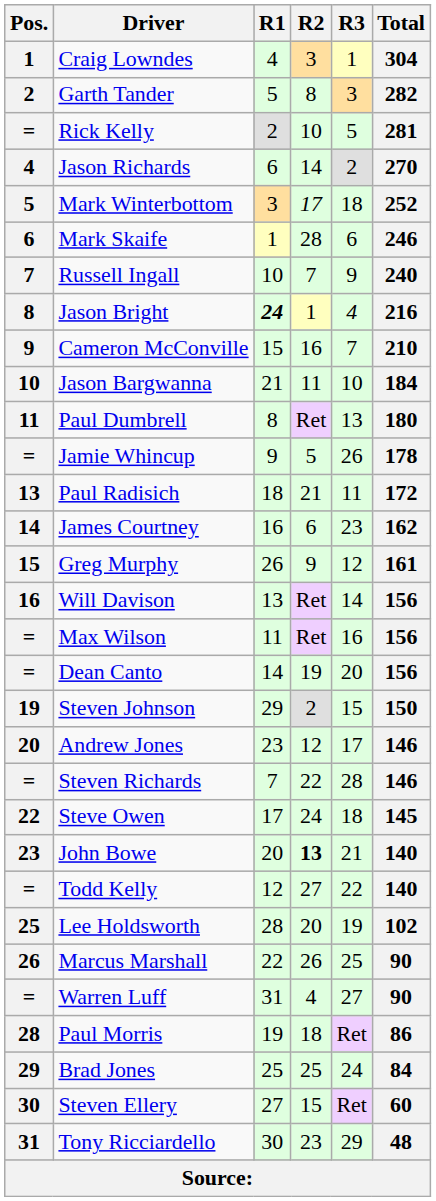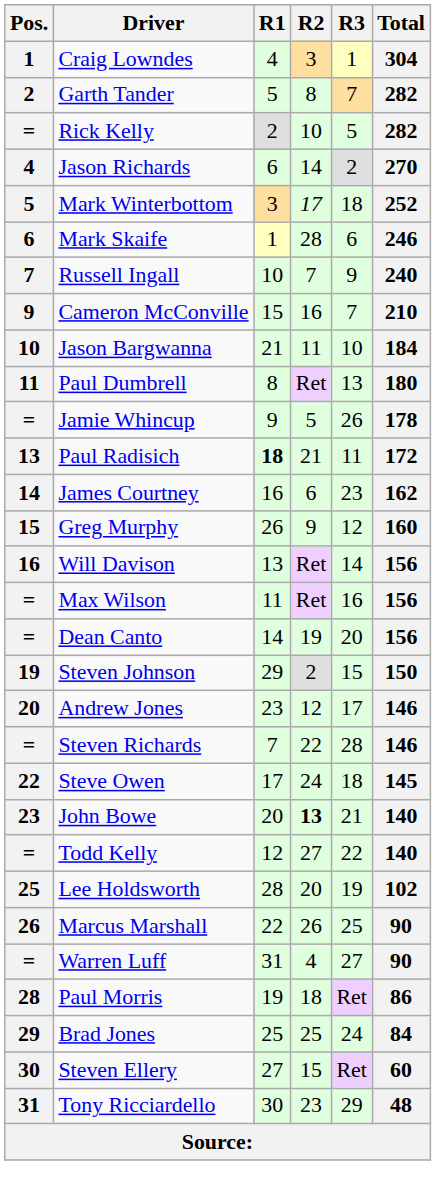(352, 95) 3 -> (352, 95) 7
(401, 131) 281 -> (401, 131) 282
- row: (113, 311)
(272, 492) normal -> (272, 456) bold
(401, 564) 161 -> (401, 528) 160
